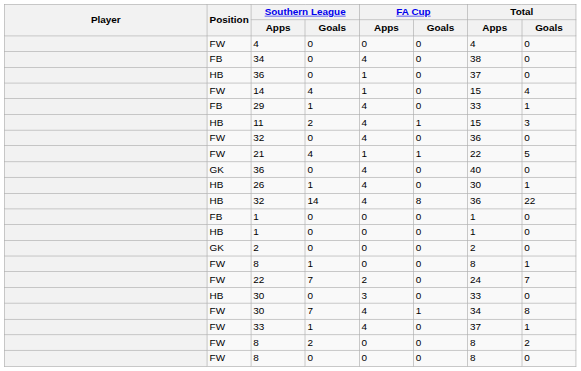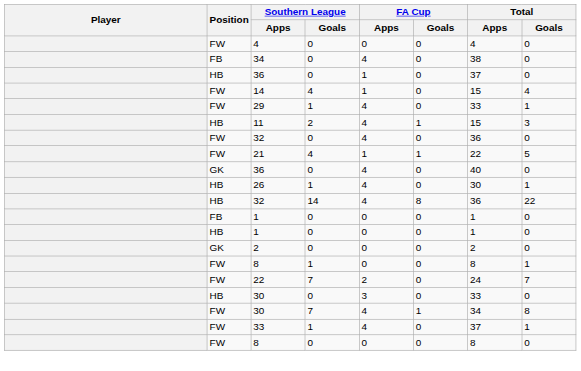(216, 106) FB -> (217, 106) FW
- row: (256, 342)
